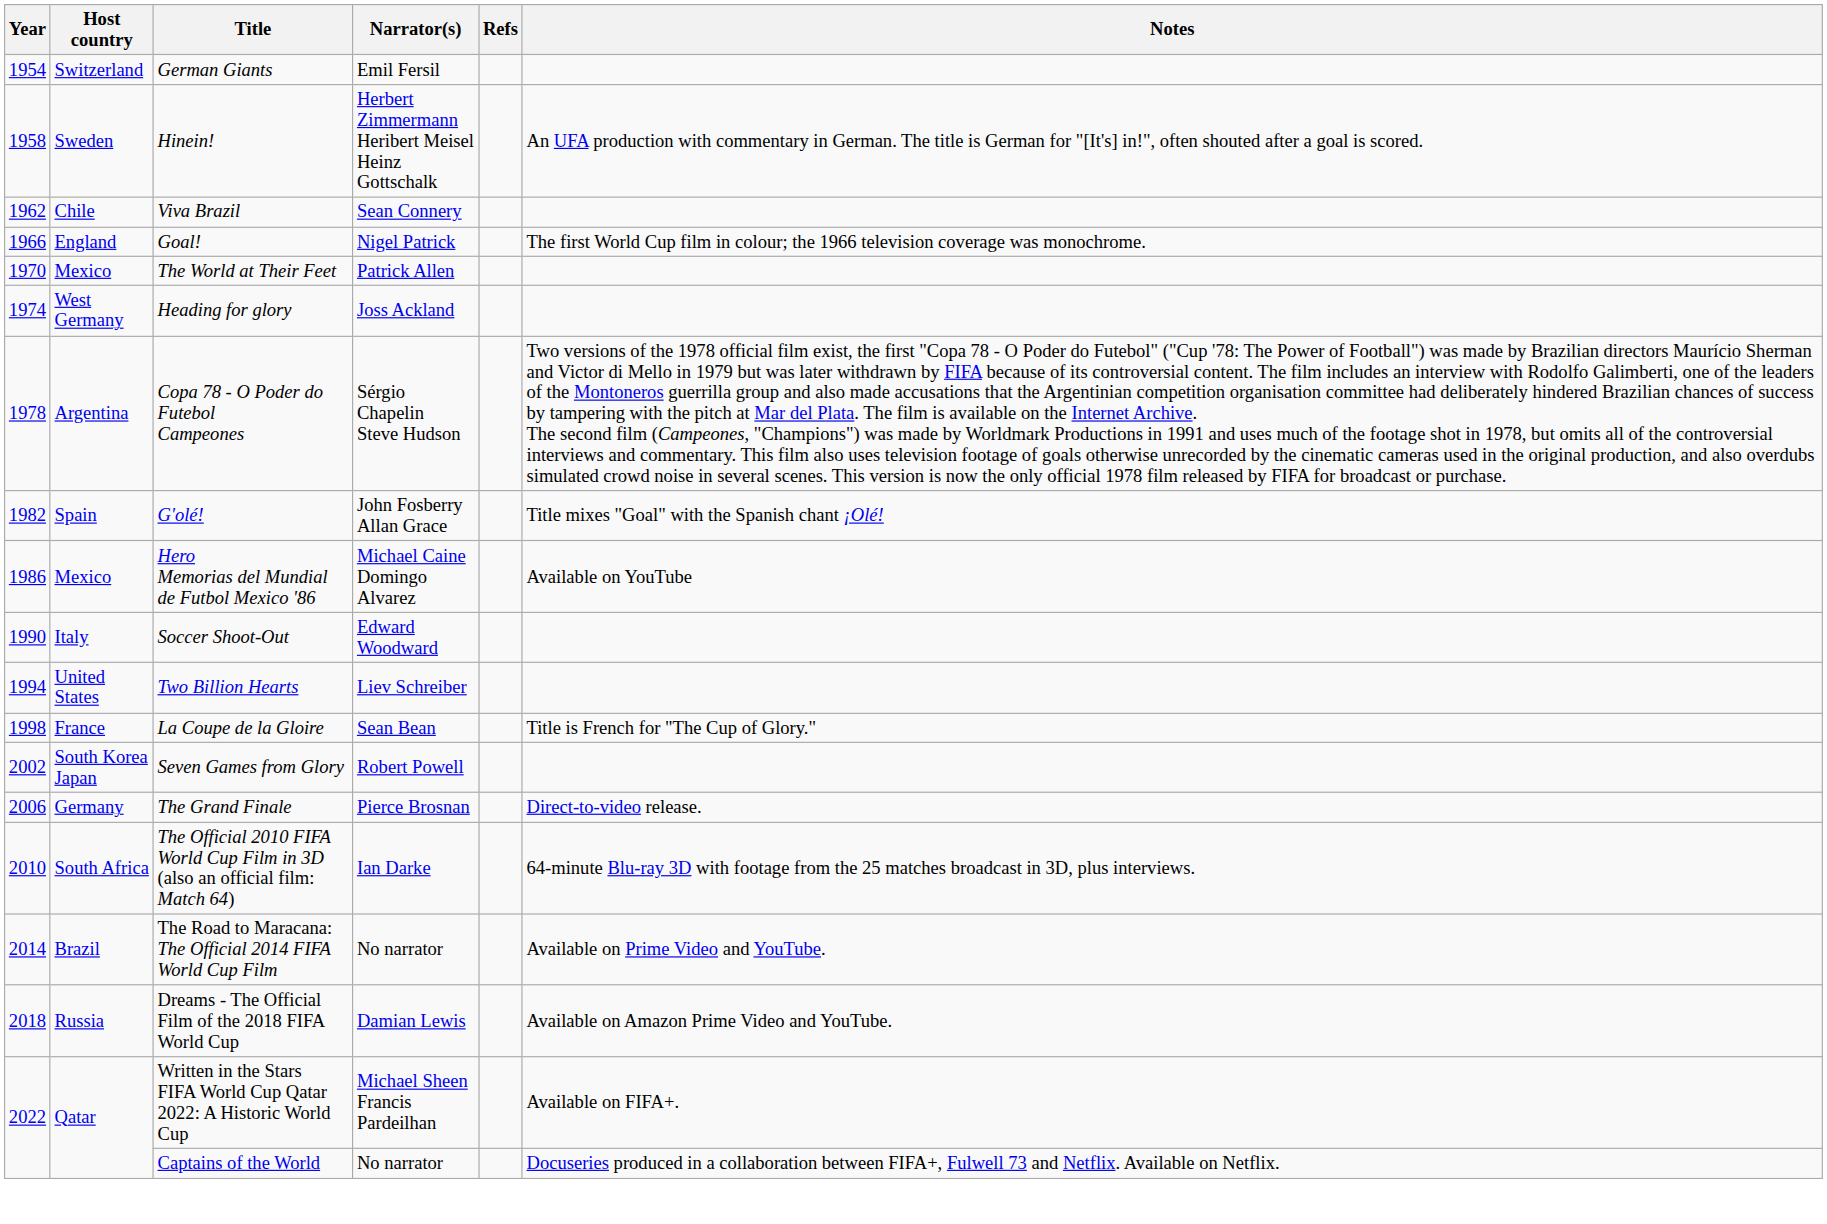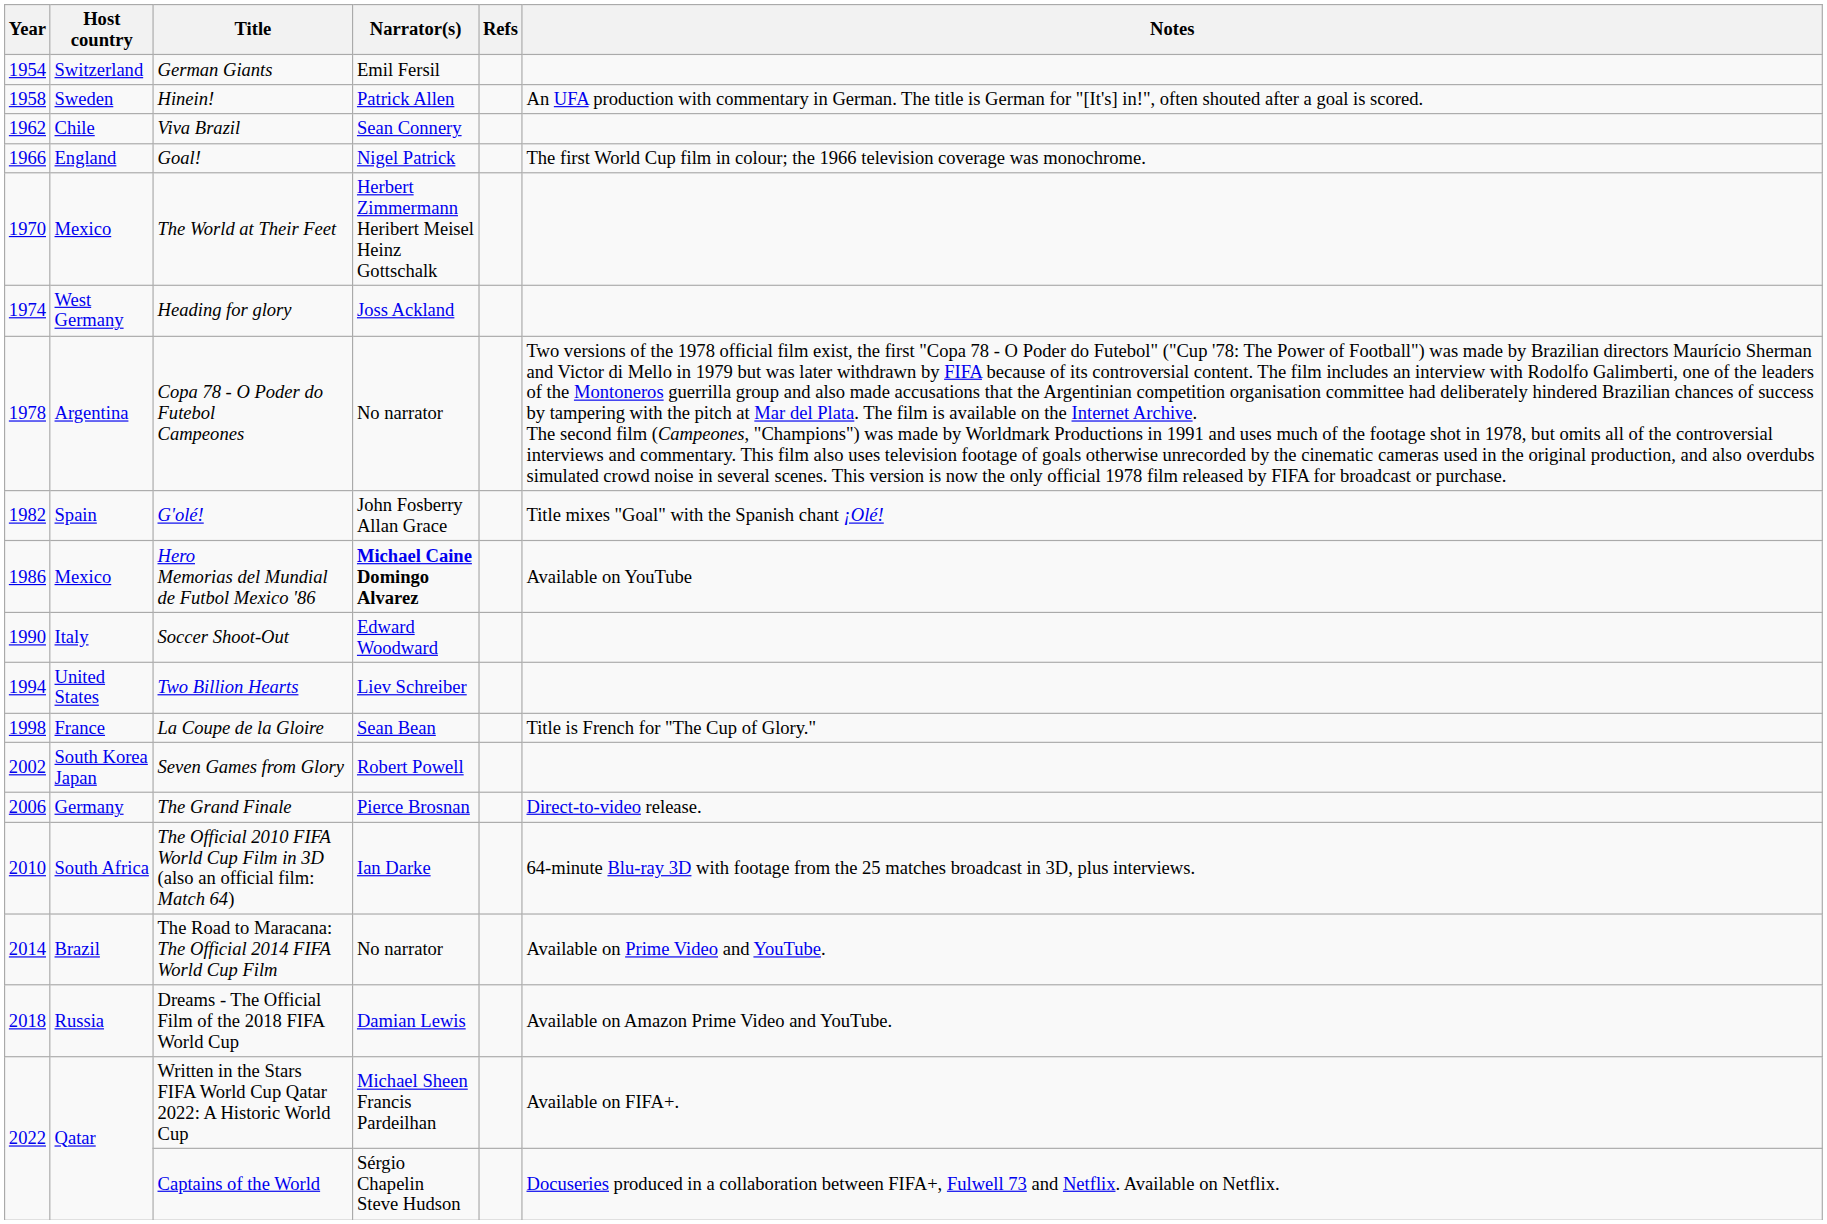(415, 140) Herbert Zimmermann Heribert Meisel Heinz Gottschalk -> (406, 98) Patrick Allen
(406, 270) Patrick Allen -> (415, 229) Herbert Zimmermann Heribert Meisel Heinz Gottschalk
(409, 413) Sérgio Chapelin Steve Hudson -> (400, 413) No narrator
(411, 576) normal -> (414, 576) bold
(400, 1163) No narrator -> (409, 1184) Sérgio Chapelin Steve Hudson
